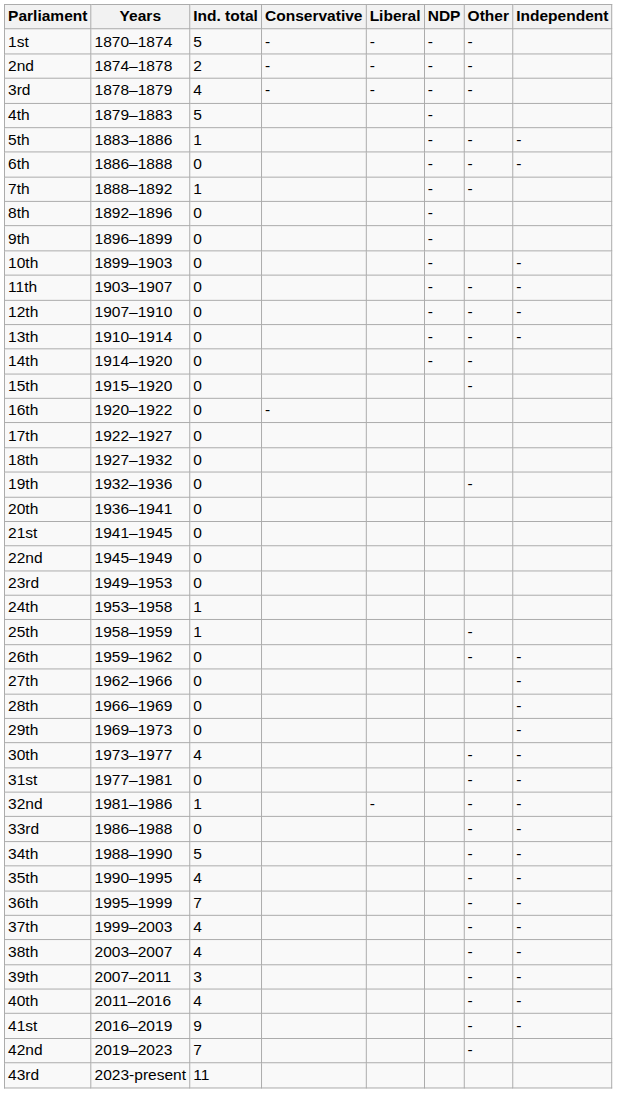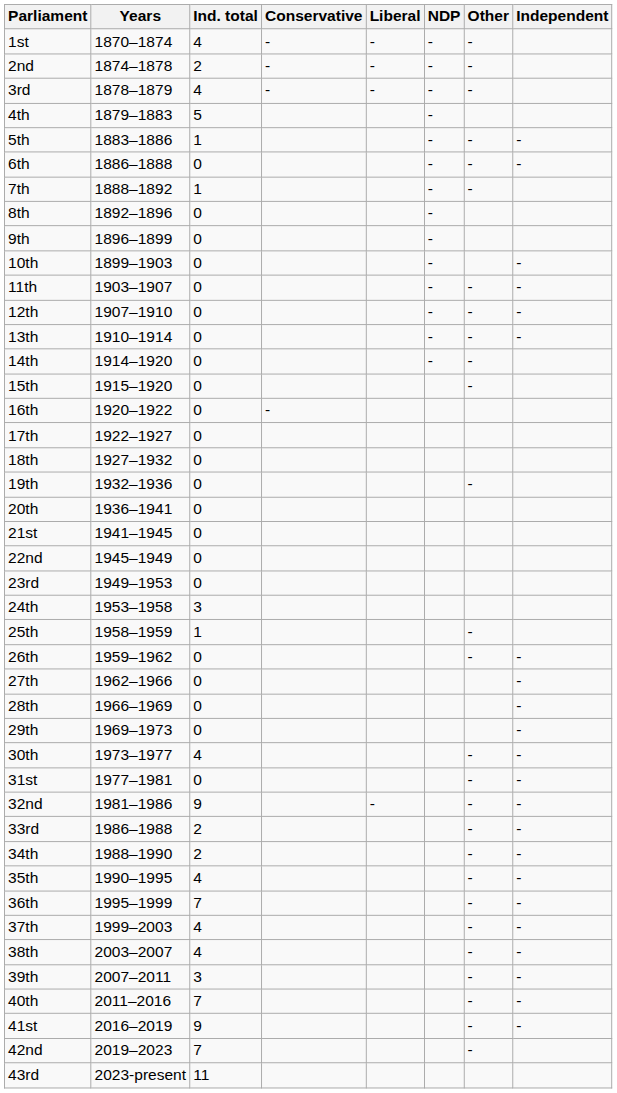(198, 41) 5 -> (198, 41) 4
(198, 607) 1 -> (198, 607) 3
(198, 804) 1 -> (198, 804) 9
(198, 829) 0 -> (198, 829) 2
(198, 853) 5 -> (198, 853) 2
(198, 1001) 4 -> (198, 1001) 7
